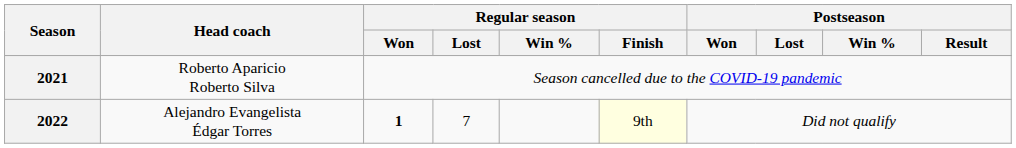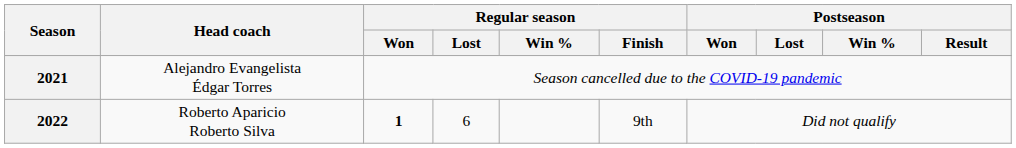(232, 77) Roberto Aparicio Roberto Silva -> (232, 77) Alejandro Evangelista Édgar Torres
(232, 121) Alejandro Evangelista Édgar Torres -> (232, 121) Roberto Aparicio Roberto Silva
(466, 121) 7 -> (466, 121) 6
(643, 121) lightyellow background -> (643, 121) no background
